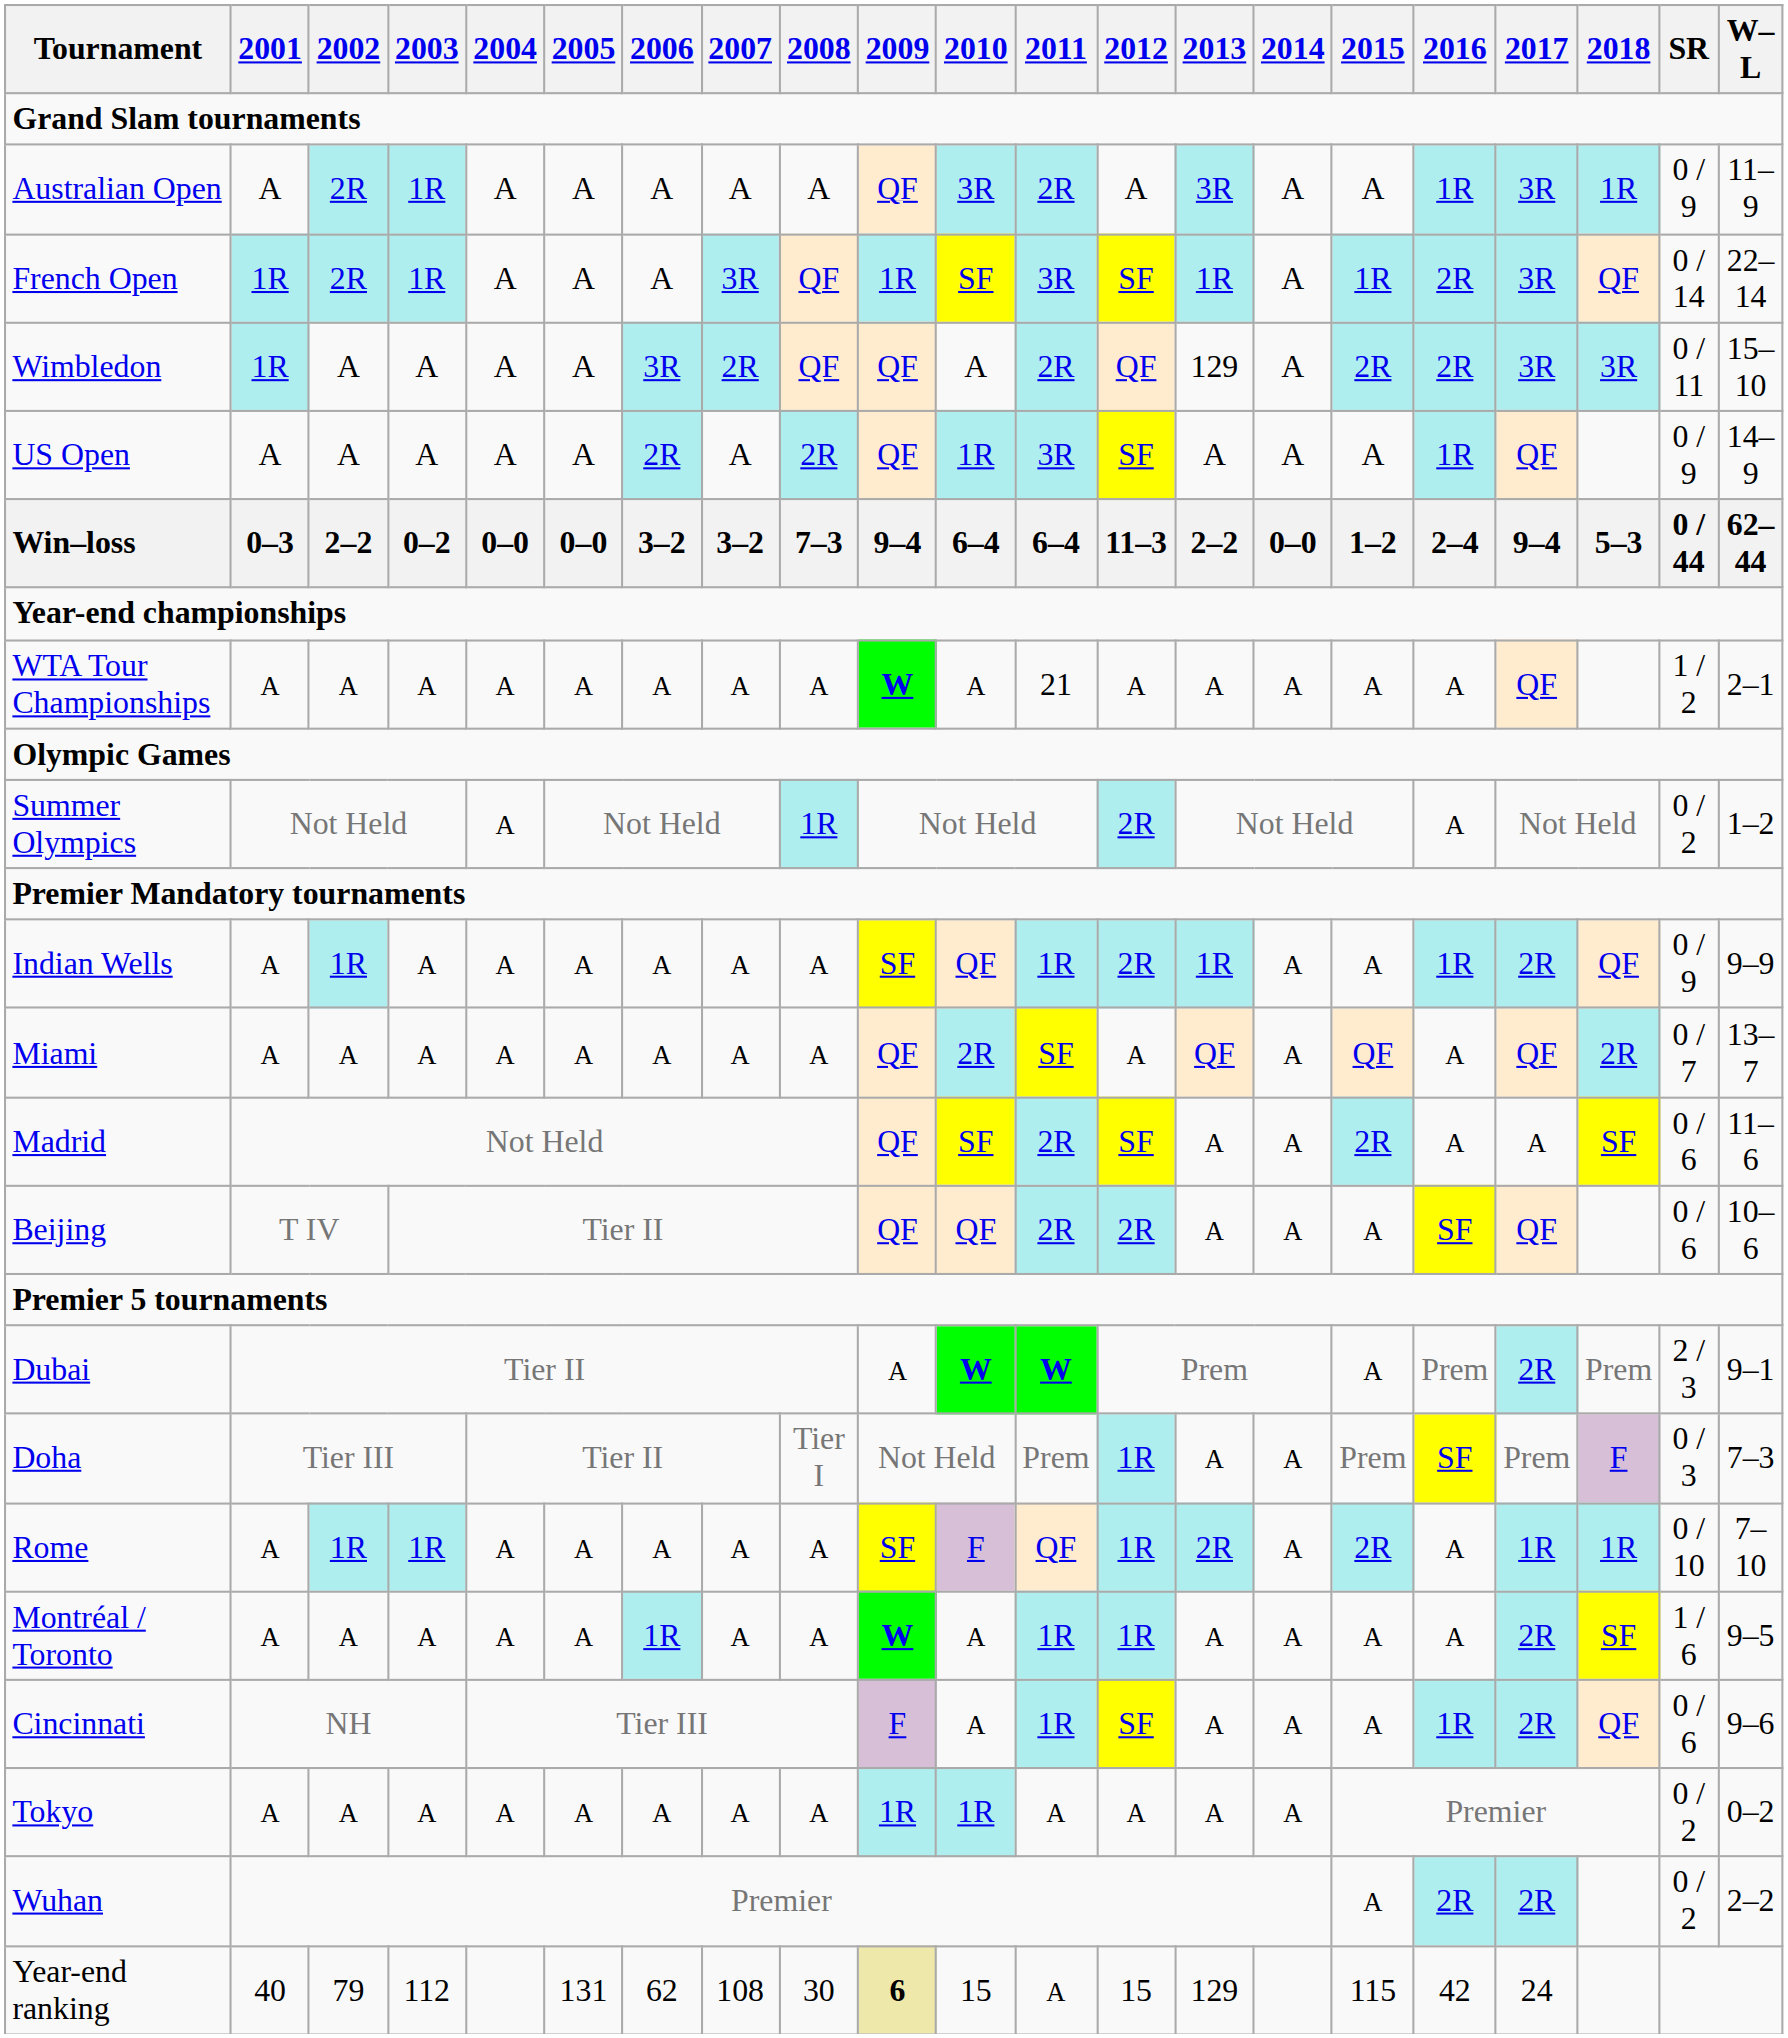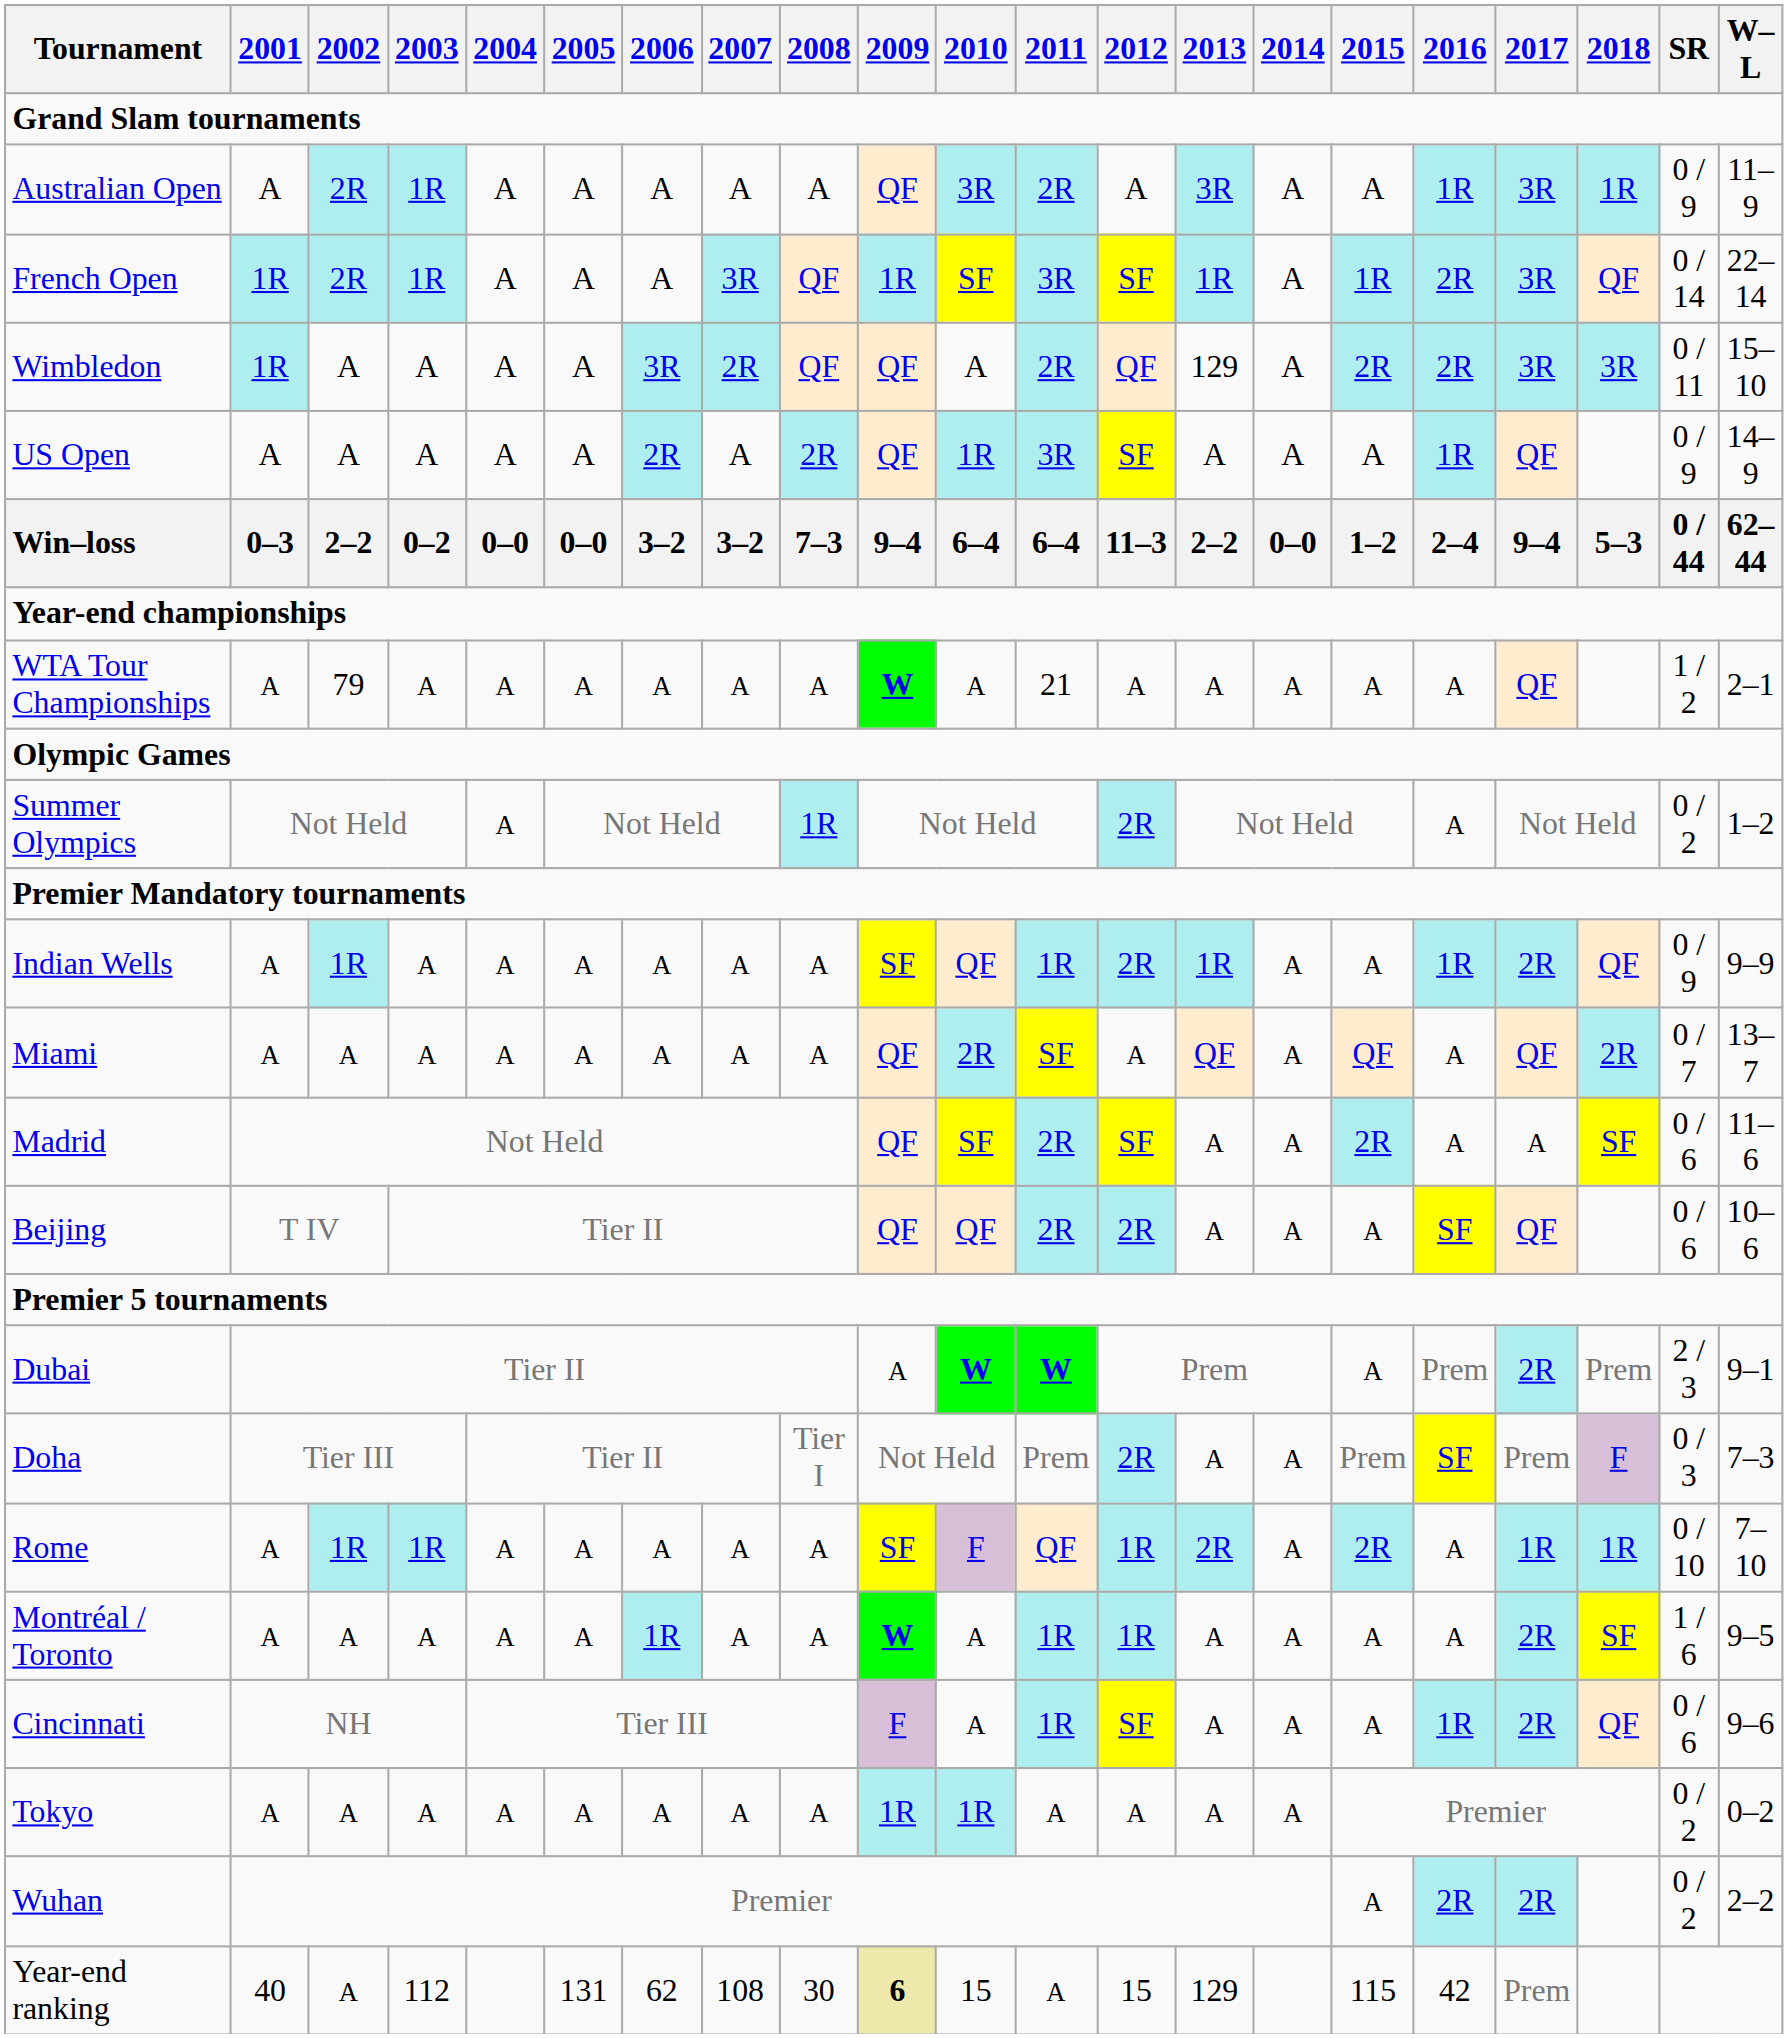(348, 684) A -> (348, 682) 79
(1136, 1457) 1R -> (1136, 1457) 2R
(348, 1988) 79 -> (348, 1990) A
(1537, 1988) 24 -> (1537, 1988) Prem
